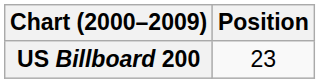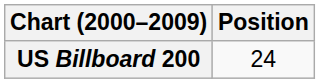(263, 59) 23 -> (263, 59) 24
